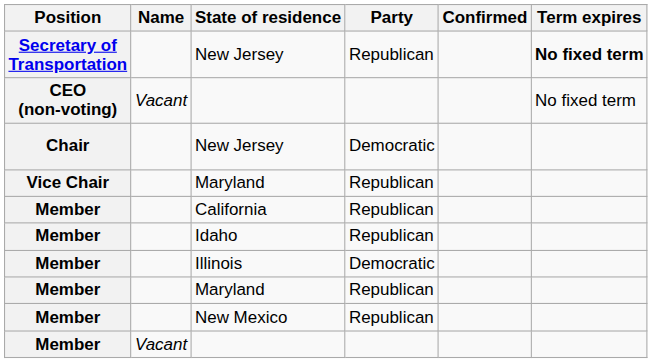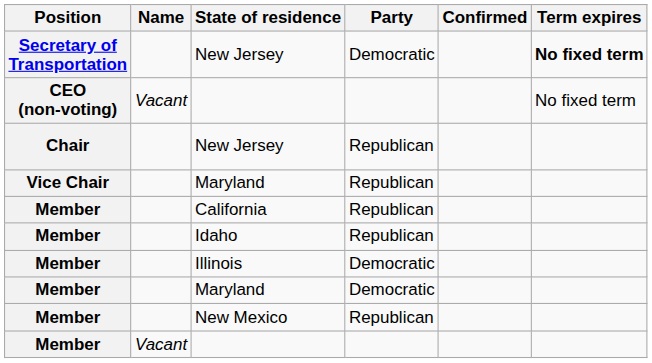(391, 54) Republican -> (392, 54) Democratic
(392, 146) Democratic -> (391, 146) Republican
(391, 290) Republican -> (392, 290) Democratic
